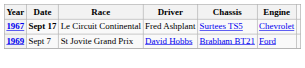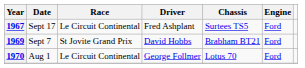(42, 26) bold -> (42, 26) normal
(277, 26) Chevrolet -> (273, 26) Ford
+ row: (15, 56)
